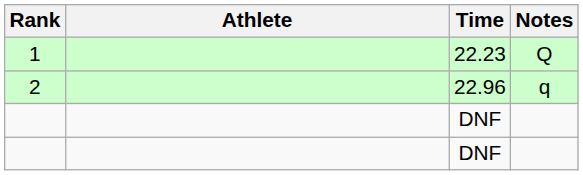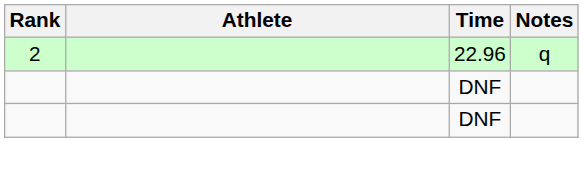- row: (35, 53)
